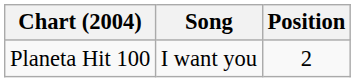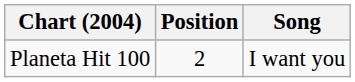columns swapped: (209, 22) <-> (306, 22)
